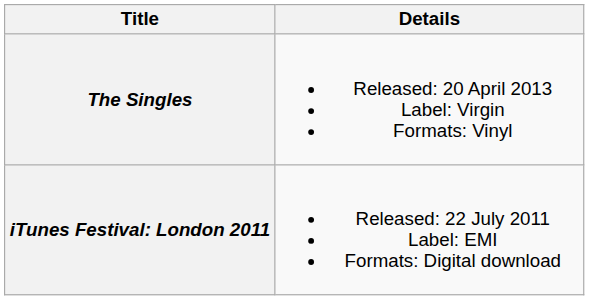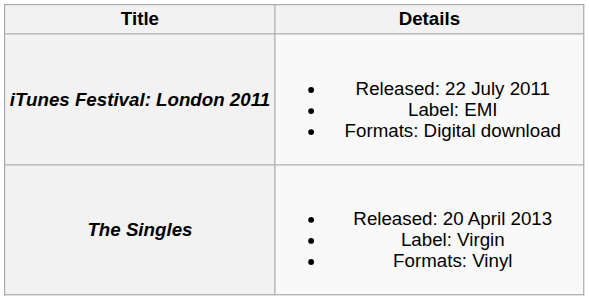rows swapped: (140, 229) <-> (140, 99)
